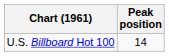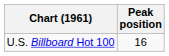(141, 42) 14 -> (141, 42) 16
